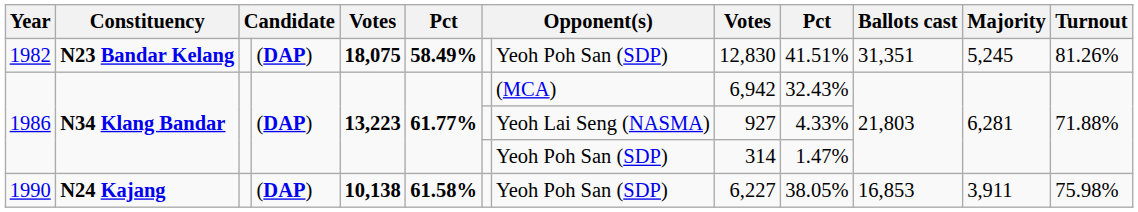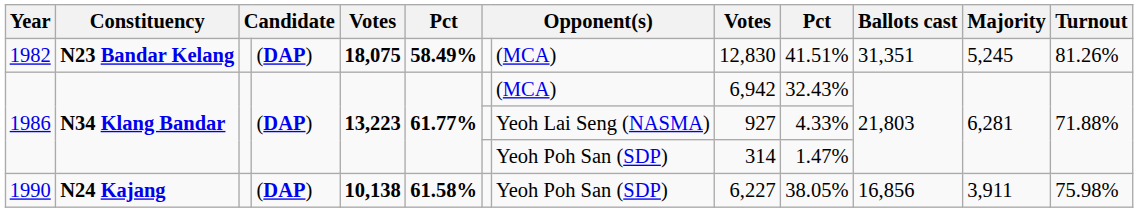(582, 55) Yeoh Poh San (SDP) -> (526, 55) (MCA)
(886, 190) 16,853 -> (886, 190) 16,856
